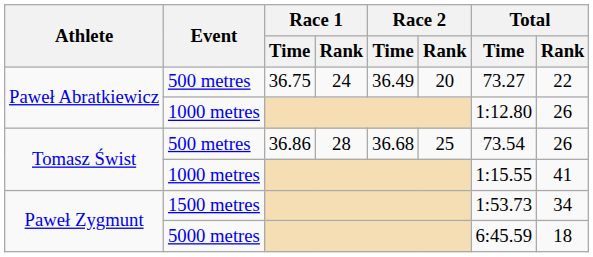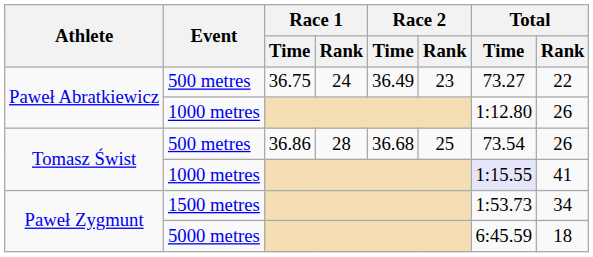(445, 82) 20 -> (445, 82) 23
(504, 174) no background -> (504, 174) lavender background
